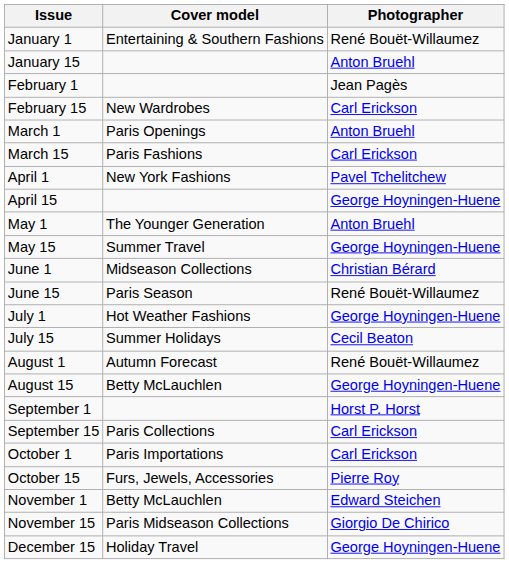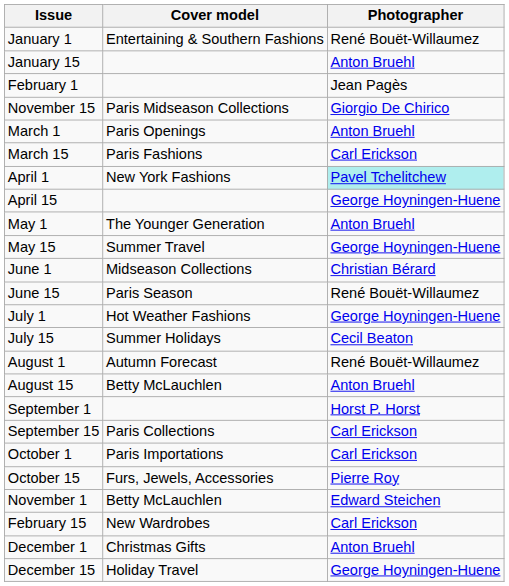rows swapped: (47, 108) <-> (52, 524)
(388, 177) no background -> (388, 177) paleturquoise background
(415, 385) George Hoyningen-Huene -> (373, 385) Anton Bruehl
+ row: (47, 547)
